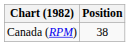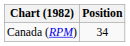(102, 32) 38 -> (102, 32) 34
